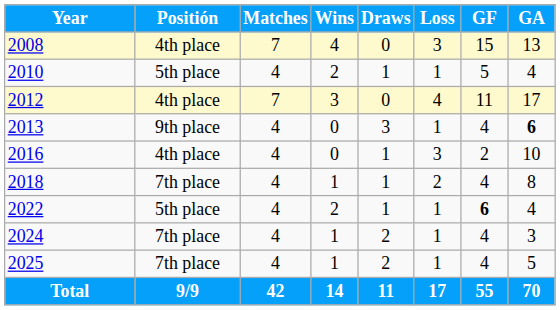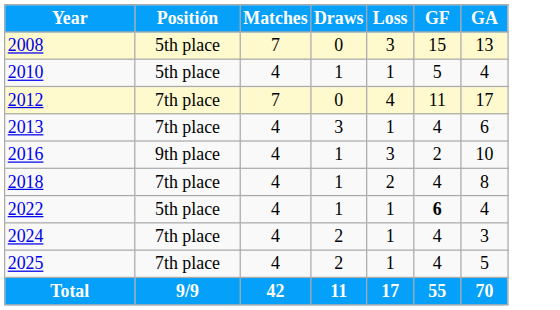- column: (334, 18)
(188, 45) 4th place -> (188, 45) 5th place
(188, 99) 4th place -> (188, 99) 7th place
(188, 127) 9th place -> (188, 127) 7th place
(532, 127) bold -> (484, 127) normal
(188, 154) 4th place -> (188, 154) 9th place
